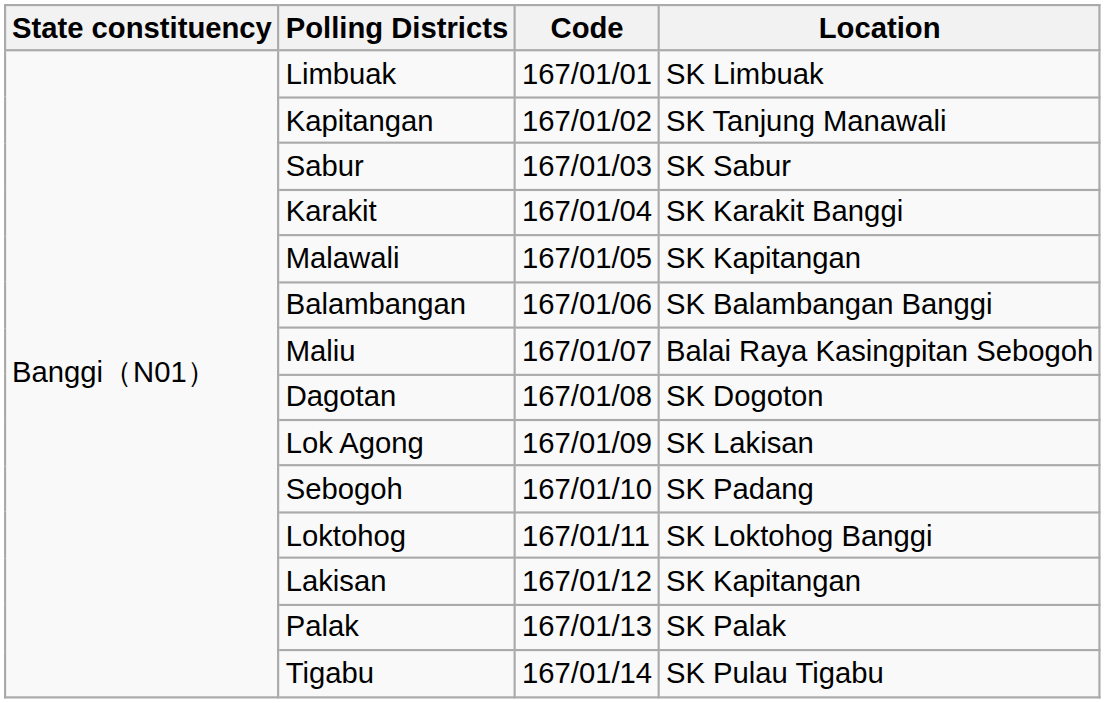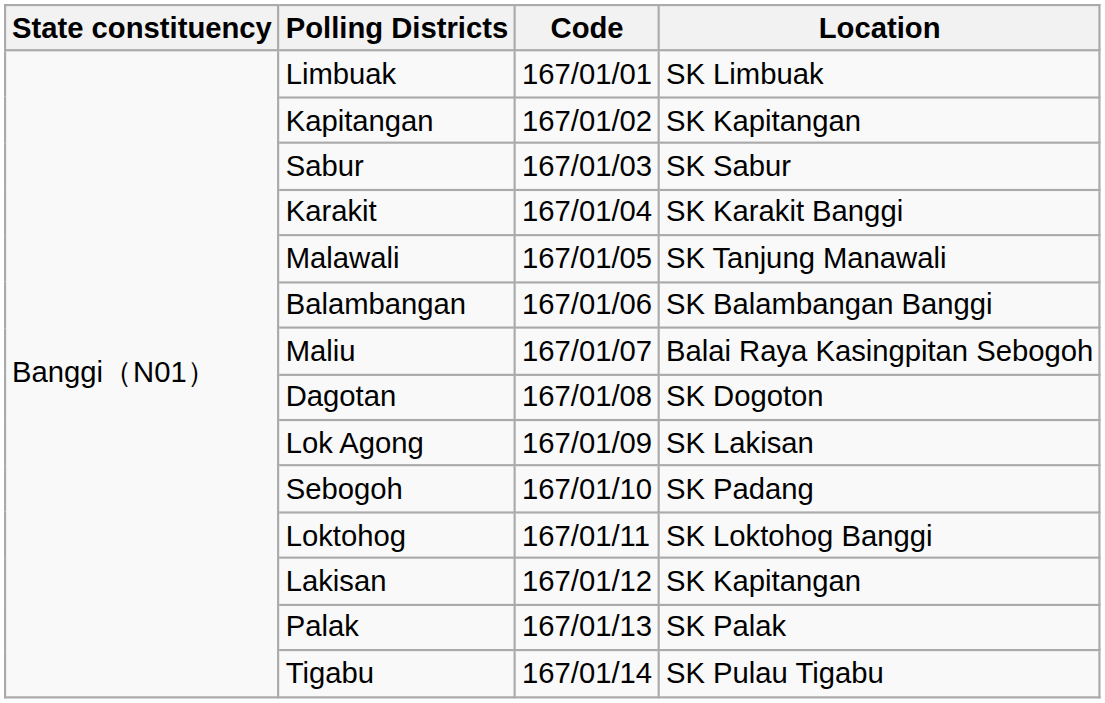(806, 120) SK Tanjung Manawali -> (763, 120) SK Kapitangan
(763, 258) SK Kapitangan -> (806, 258) SK Tanjung Manawali
